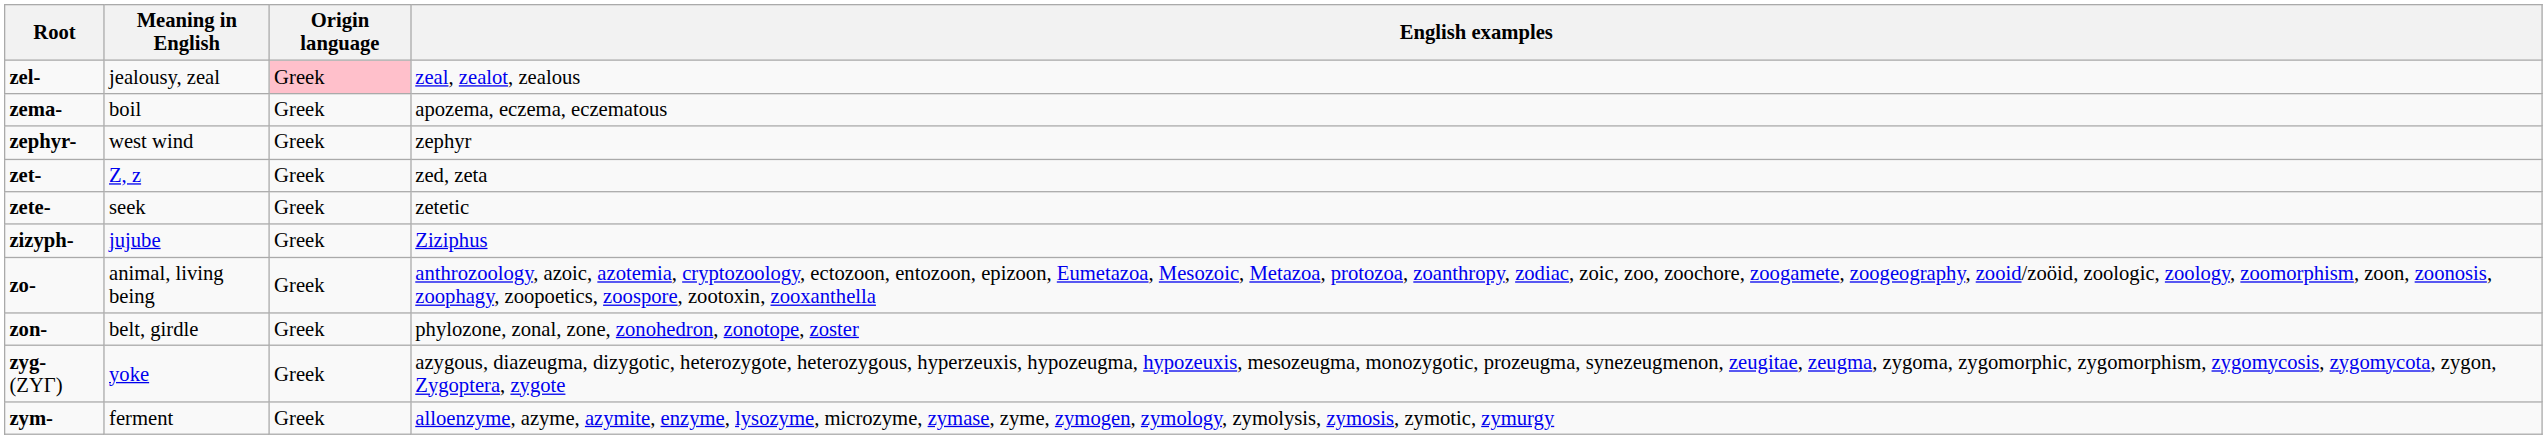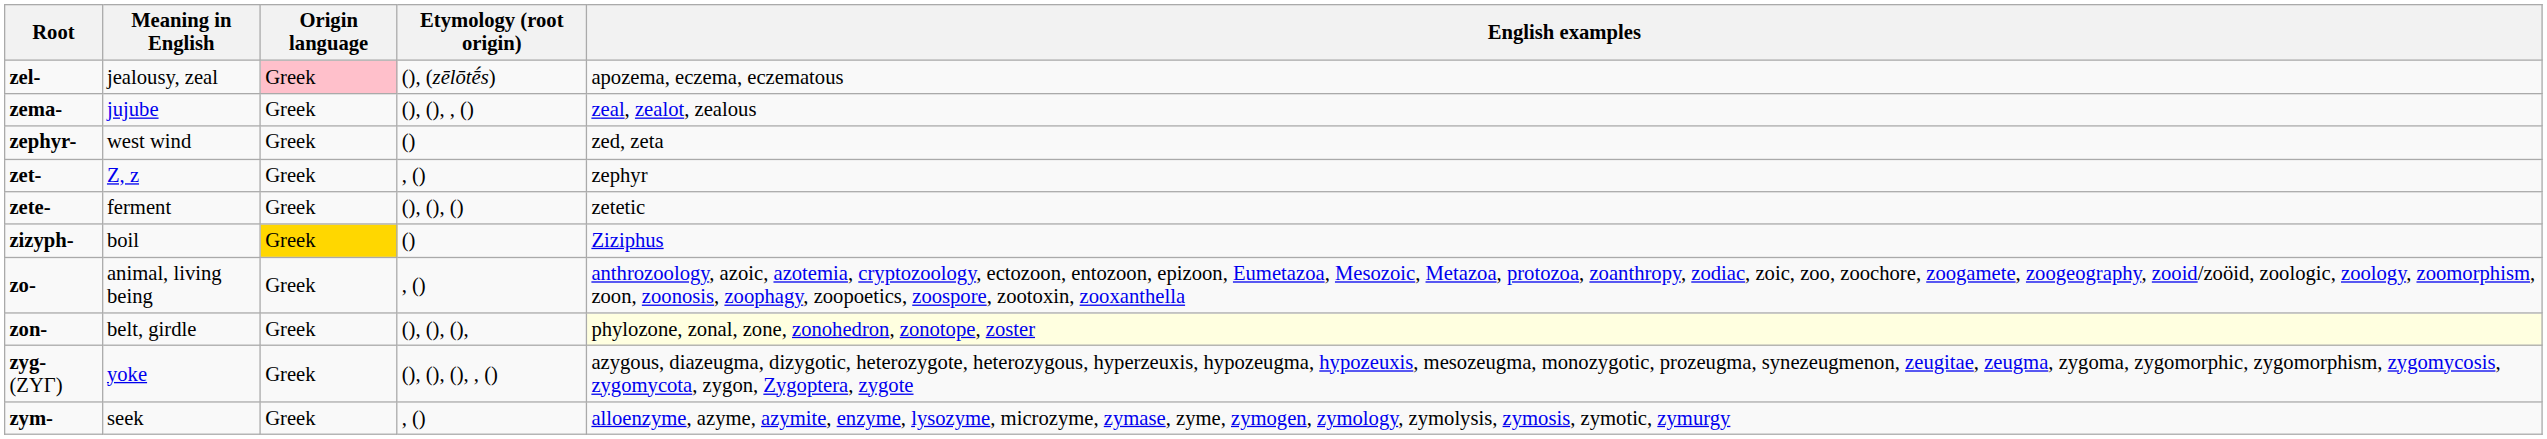+ column: (492, 32)
(498, 76) zeal, zealot, zealous -> (717, 76) apozema, eczema, eczematous
(125, 109) boil -> (133, 109) jujube
(541, 109) apozema, eczema, eczematous -> (674, 109) zeal, zealot, zealous
(443, 142) zephyr -> (627, 142) zed, zeta
(451, 175) zed, zeta -> (619, 175) zephyr
(127, 207) seek -> (139, 207) ferment
(135, 240) jujube -> (123, 240) boil
(299, 240) no background -> (290, 240) gold background
(637, 329) no background -> (813, 329) lightyellow background
(141, 417) ferment -> (125, 417) seek
